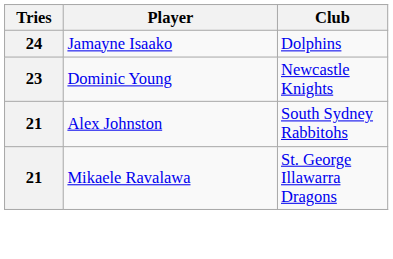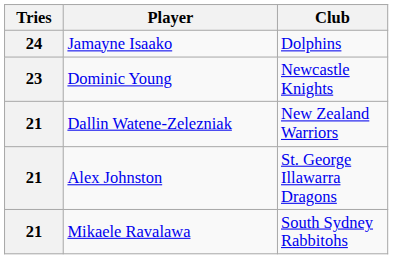+ row: (150, 123)
(327, 123) South Sydney Rabbitohs -> (316, 177) St. George Illawarra Dragons
(316, 177) St. George Illawarra Dragons -> (327, 231) South Sydney Rabbitohs
